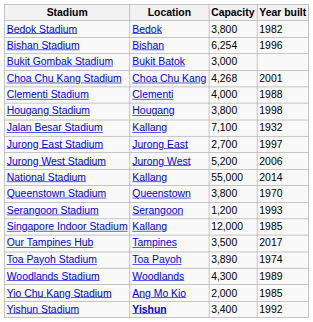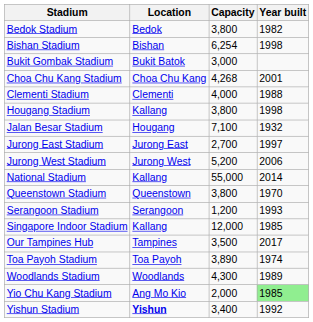(271, 45) 1996 -> (271, 45) 1998
(153, 111) Hougang -> (150, 111) Kallang
(150, 128) Kallang -> (153, 128) Hougang
(271, 293) no background -> (271, 293) lightgreen background
